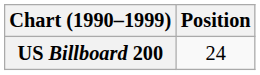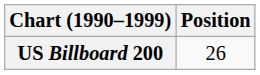(216, 52) 24 -> (216, 52) 26
